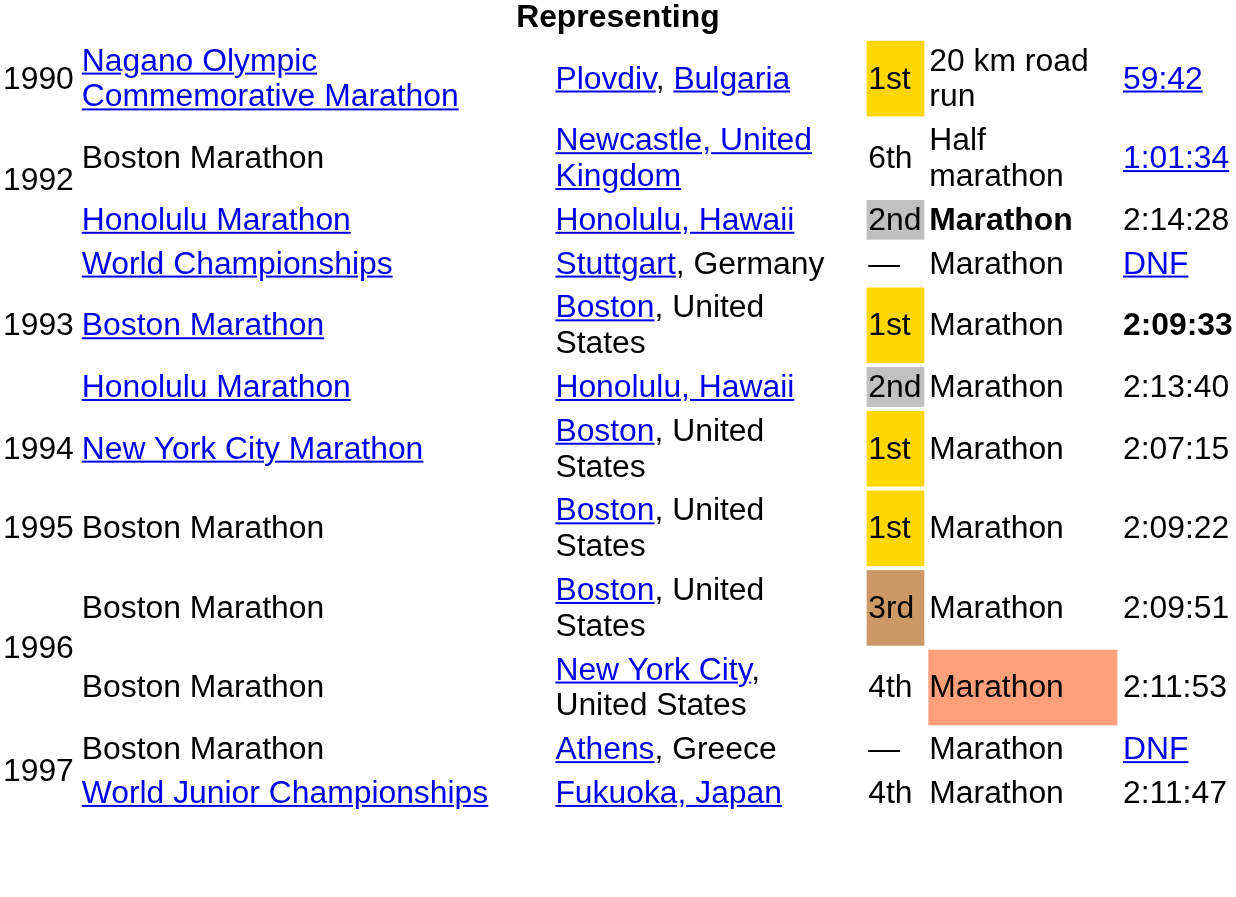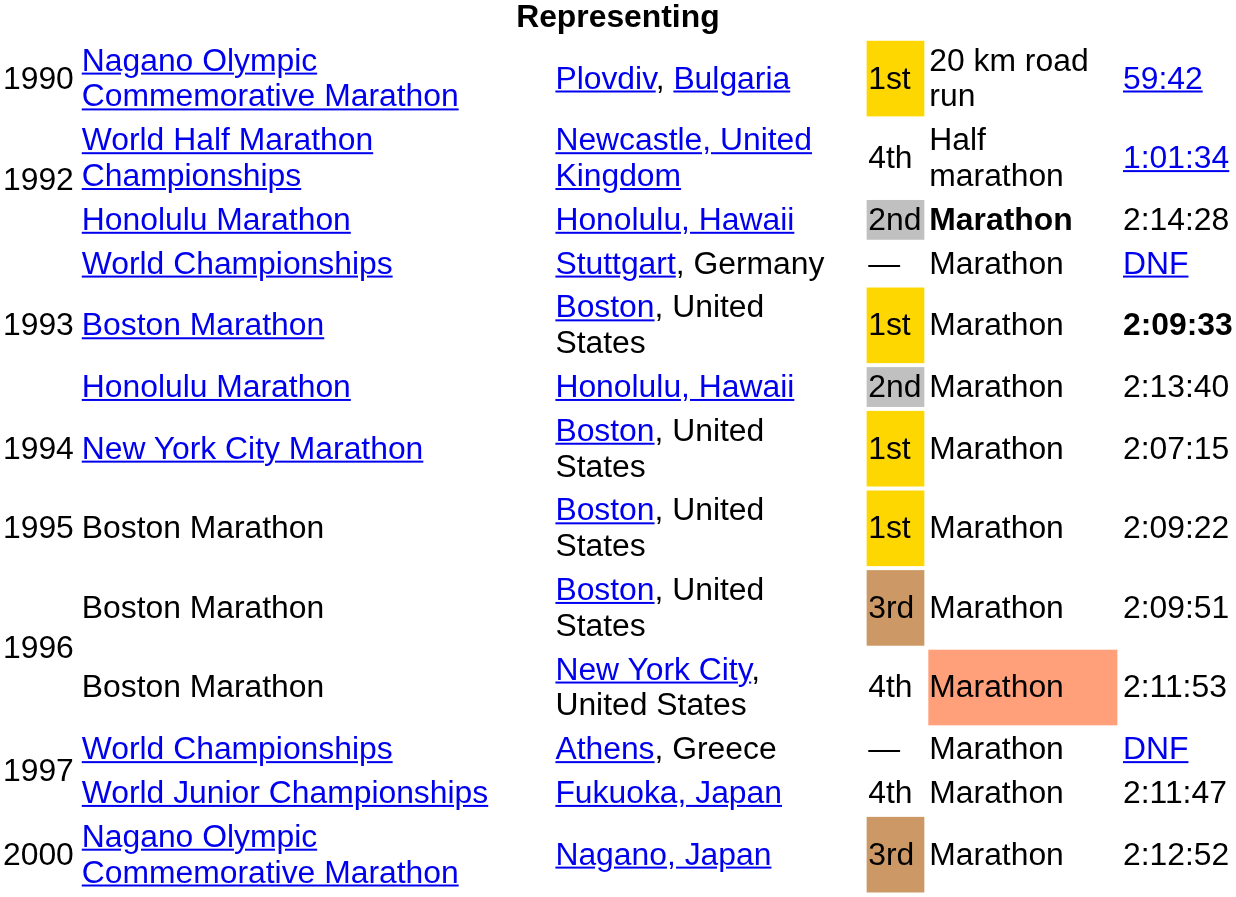(203, 157) Boston Marathon -> (227, 157) World Half Marathon Championships
(890, 157) 6th -> (890, 157) 4th
(203, 748) Boston Marathon -> (237, 748) World Championships
+ row: (38, 854)
